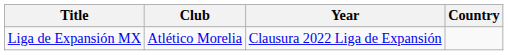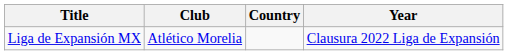columns swapped: (474, 15) <-> (345, 15)
